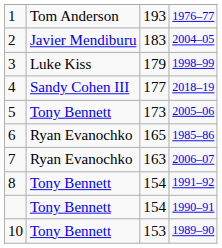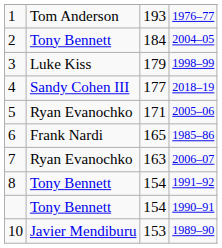(83, 40) Javier Mendiburu -> (71, 40) Tony Bennett
(155, 40) 183 -> (155, 40) 184
(71, 111) Tony Bennett -> (81, 111) Ryan Evanochko
(155, 111) 173 -> (155, 111) 171
(81, 135) Ryan Evanochko -> (66, 135) Frank Nardi
(71, 231) Tony Bennett -> (83, 231) Javier Mendiburu
